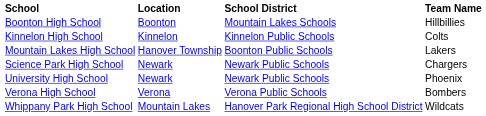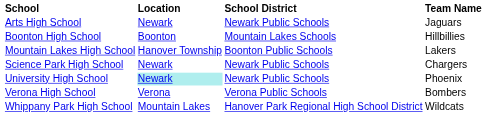+ row: (43, 22)
- row: (54, 37)
(155, 79) no background -> (155, 79) paleturquoise background
